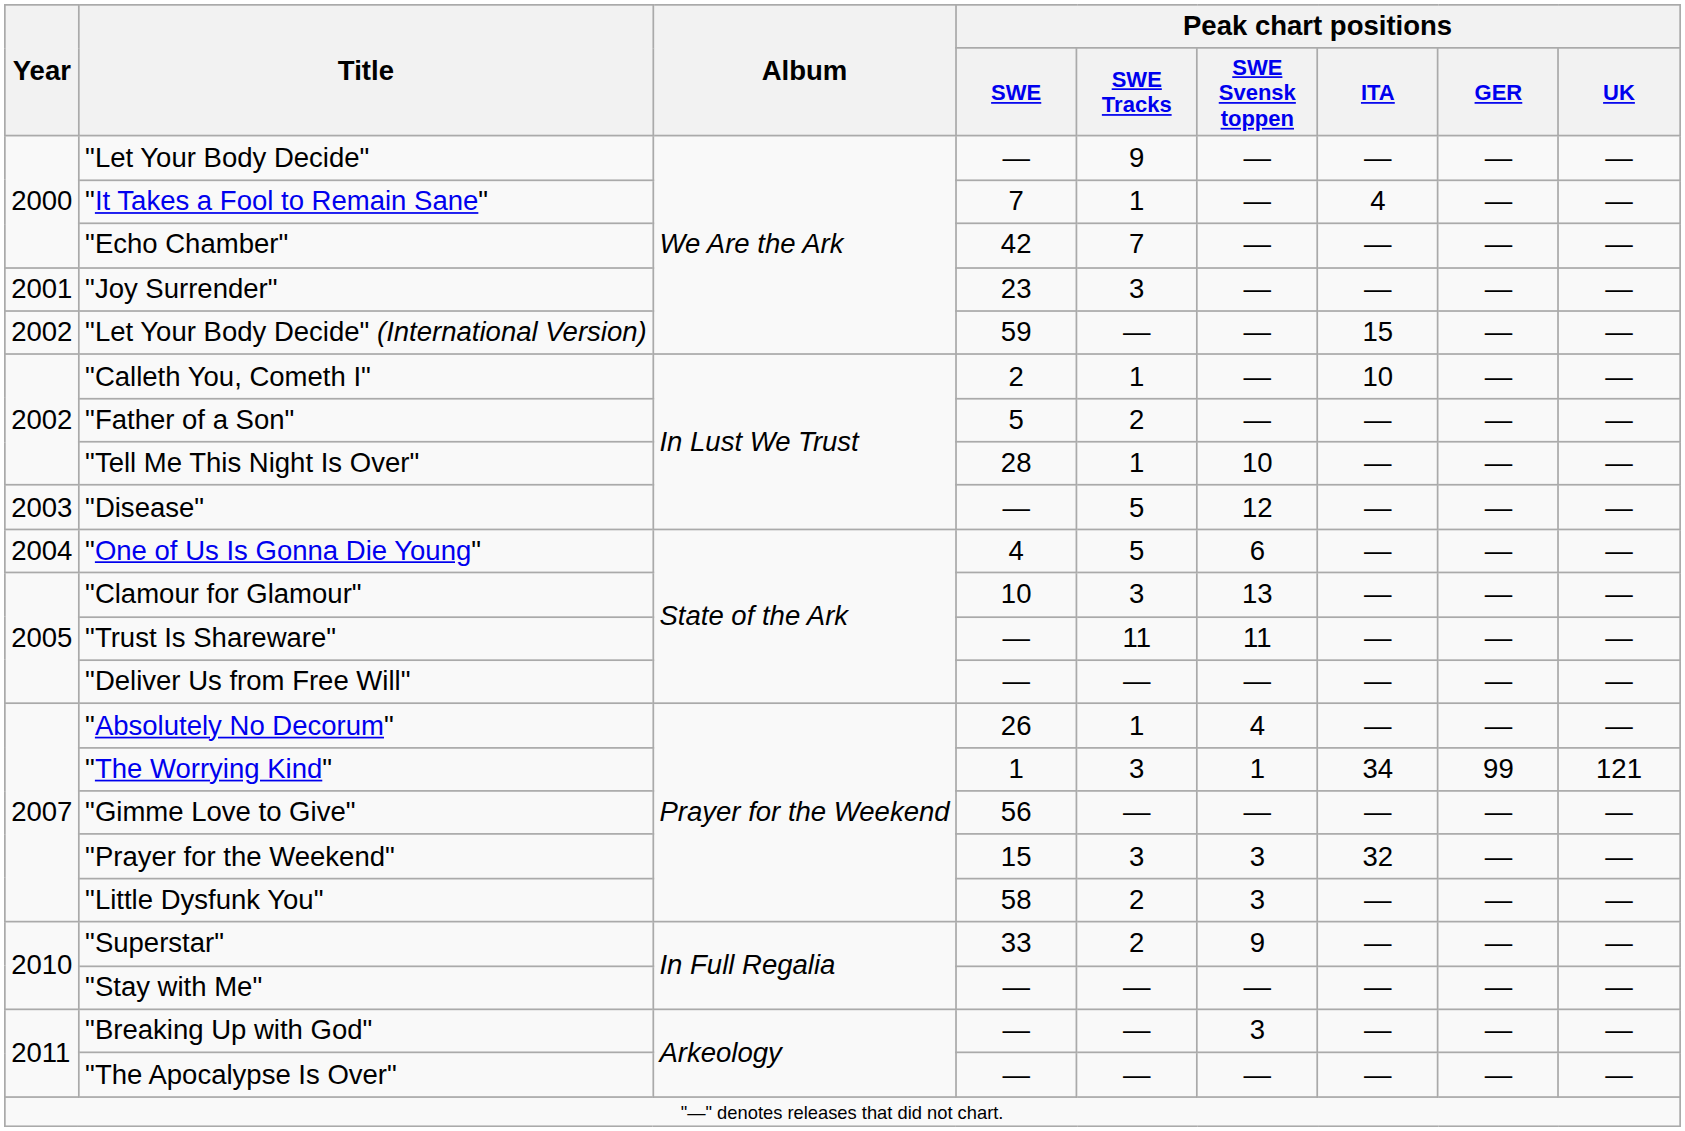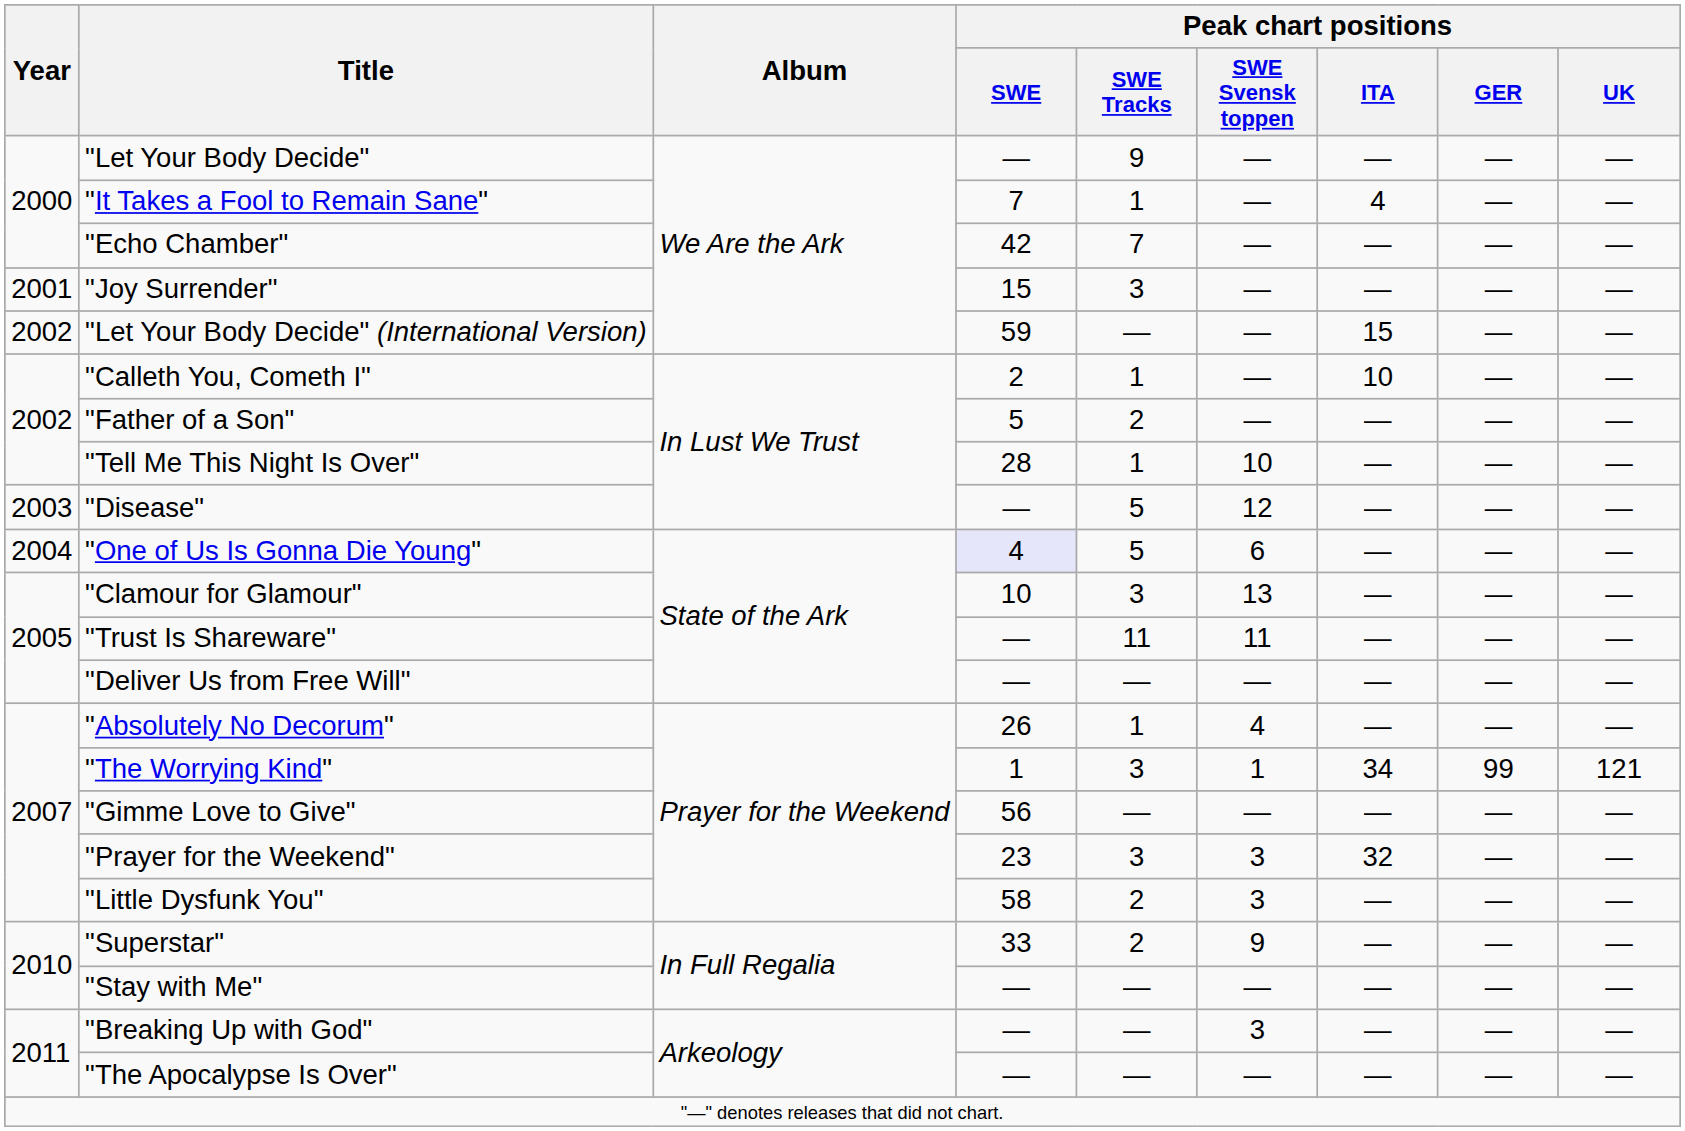(1016, 288) 23 -> (1016, 288) 15
(1016, 550) no background -> (1016, 550) lavender background
(1016, 856) 15 -> (1016, 856) 23
